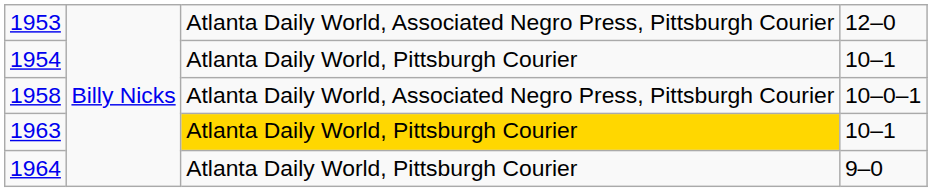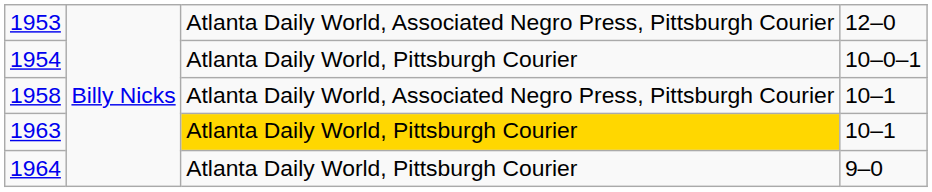(870, 58) 10–1 -> (883, 58) 10–0–1
(883, 95) 10–0–1 -> (870, 95) 10–1
